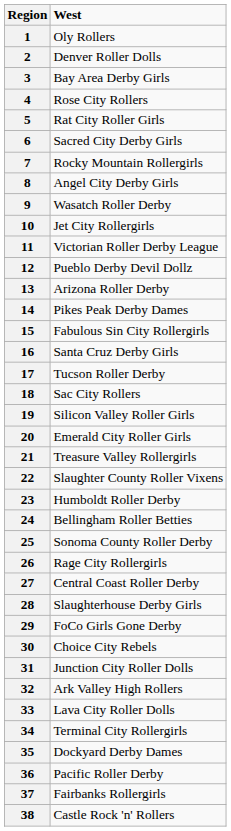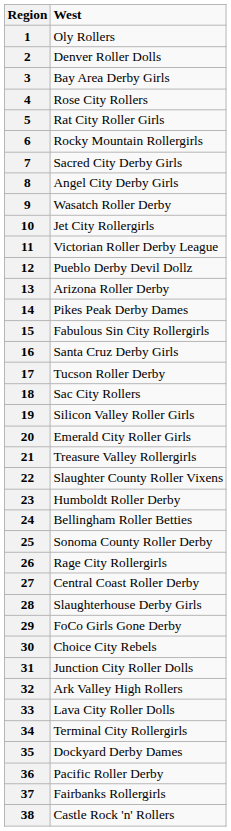(118, 141) Sacred City Derby Girls -> (128, 141) Rocky Mountain Rollergirls
(128, 162) Rocky Mountain Rollergirls -> (118, 162) Sacred City Derby Girls
